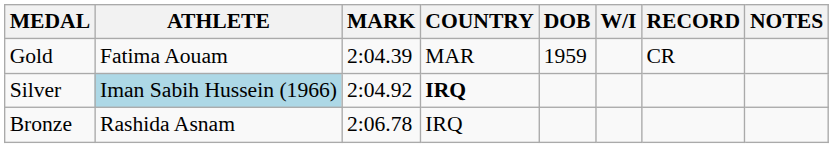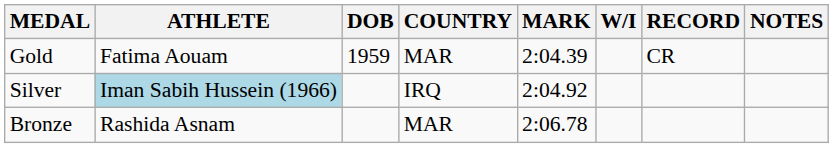columns swapped: (567, 21) <-> (381, 21)
(446, 90) bold -> (422, 90) normal
(444, 124) IRQ -> (428, 124) MAR
